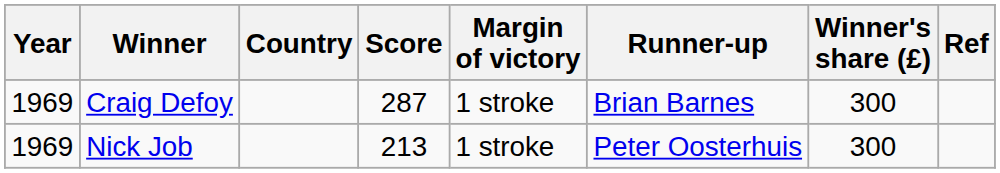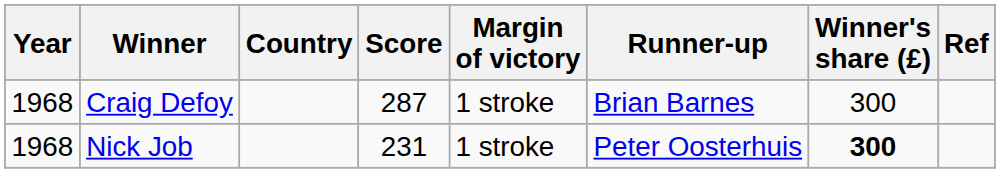(42, 102) 1969 -> (42, 102) 1968
(42, 146) 1969 -> (42, 146) 1968
(404, 146) 213 -> (404, 146) 231
(873, 146) normal -> (873, 146) bold
